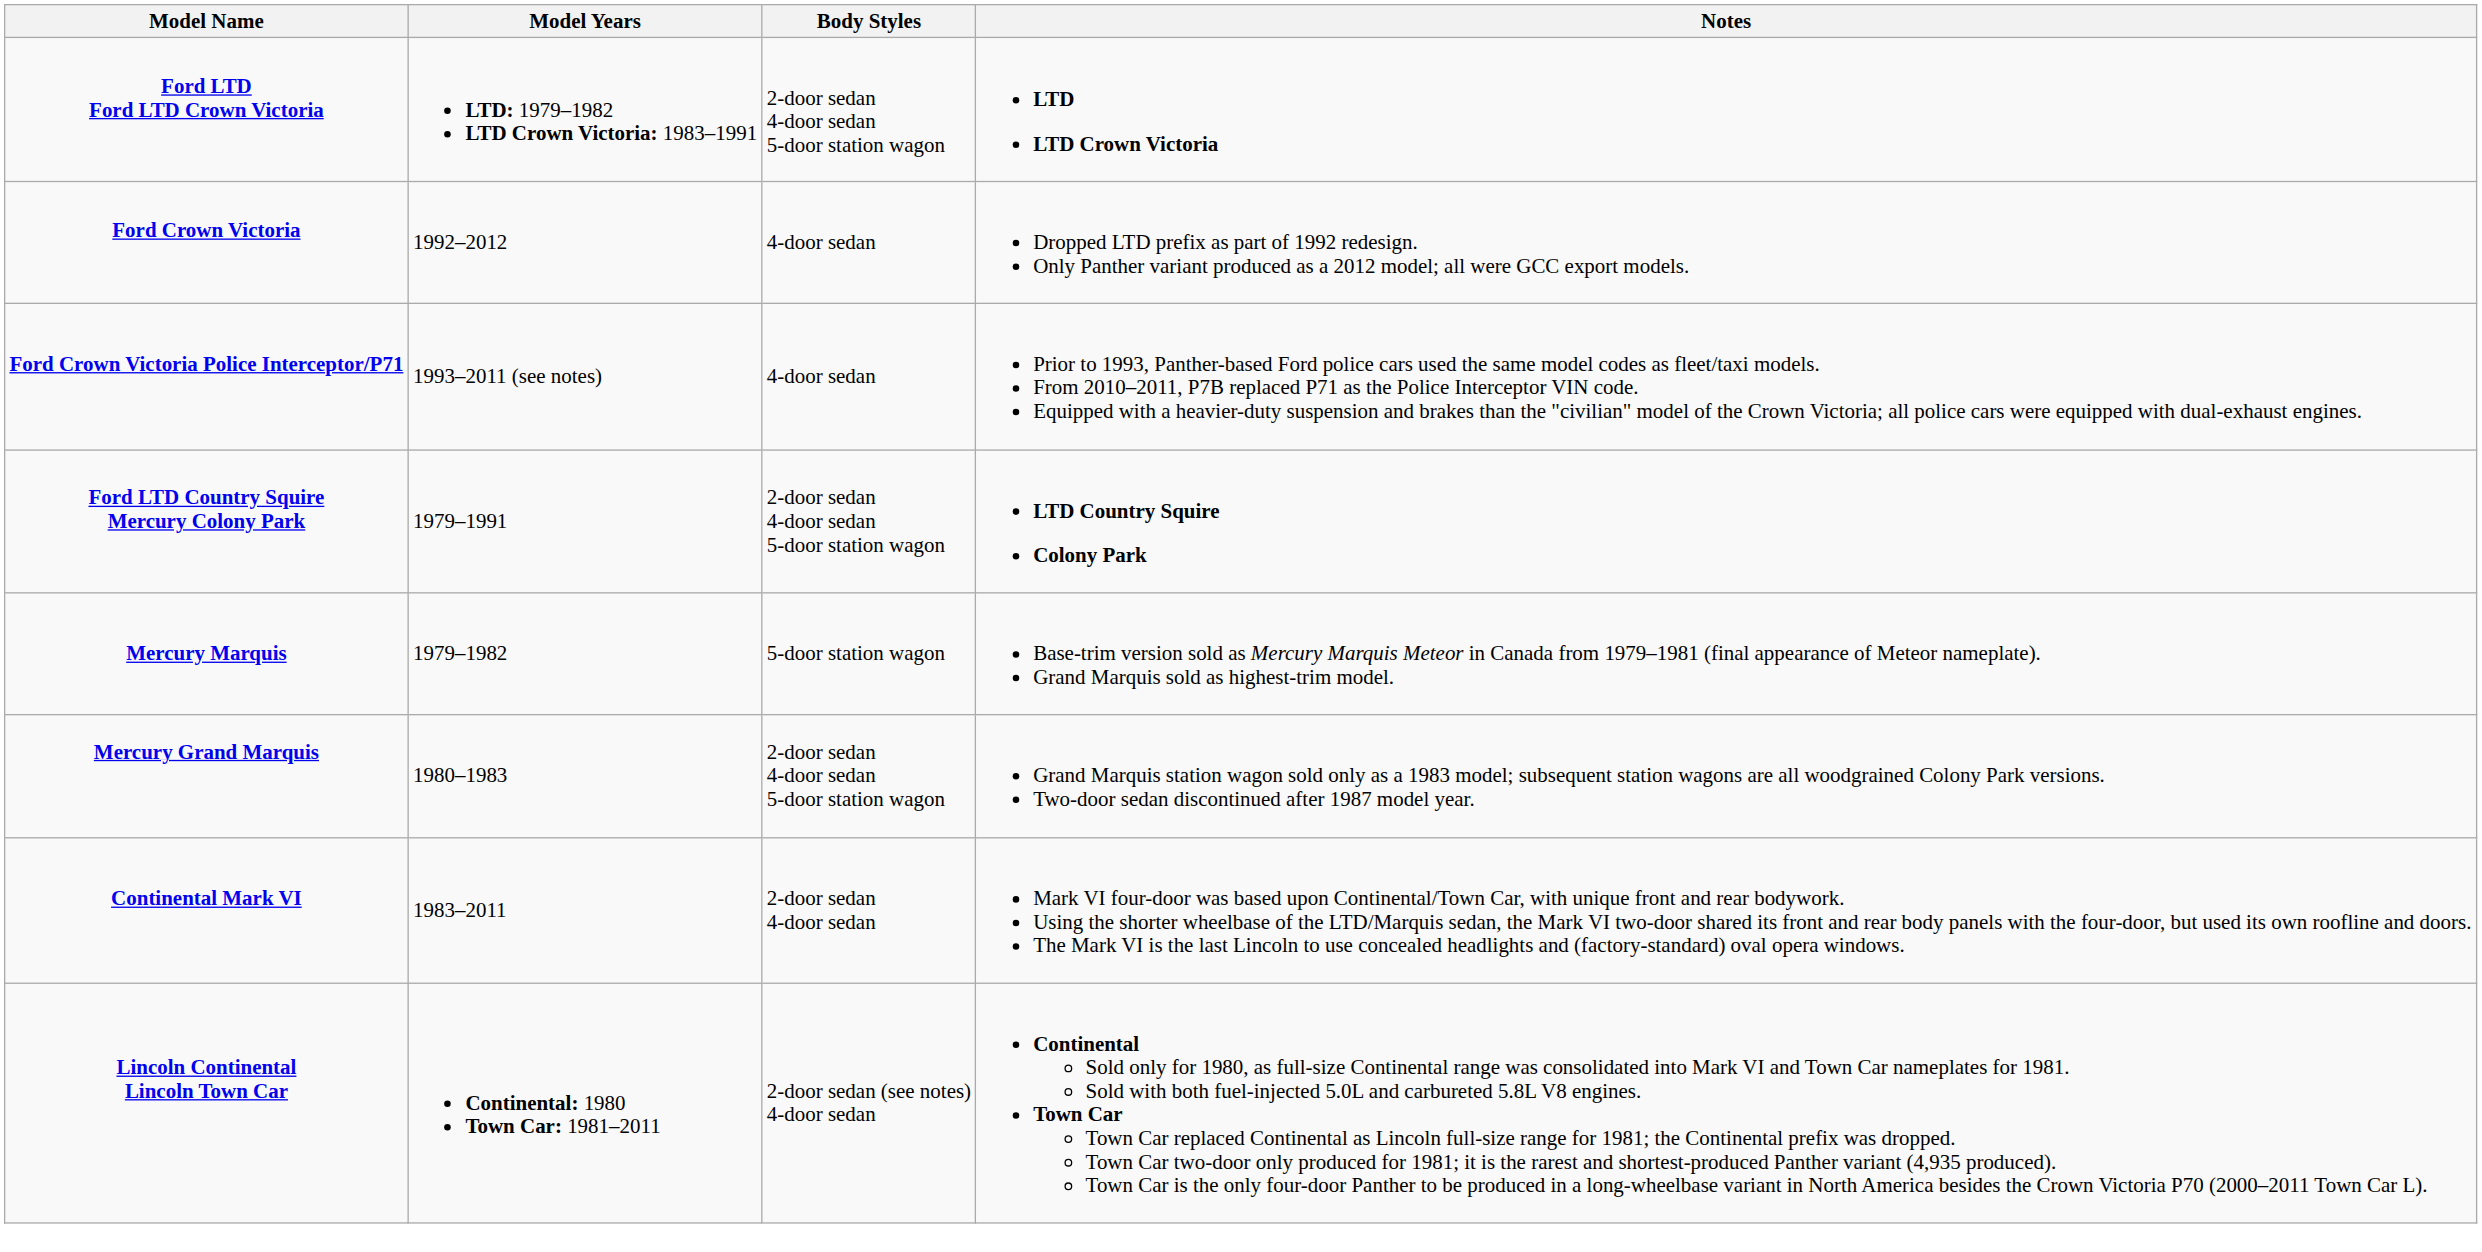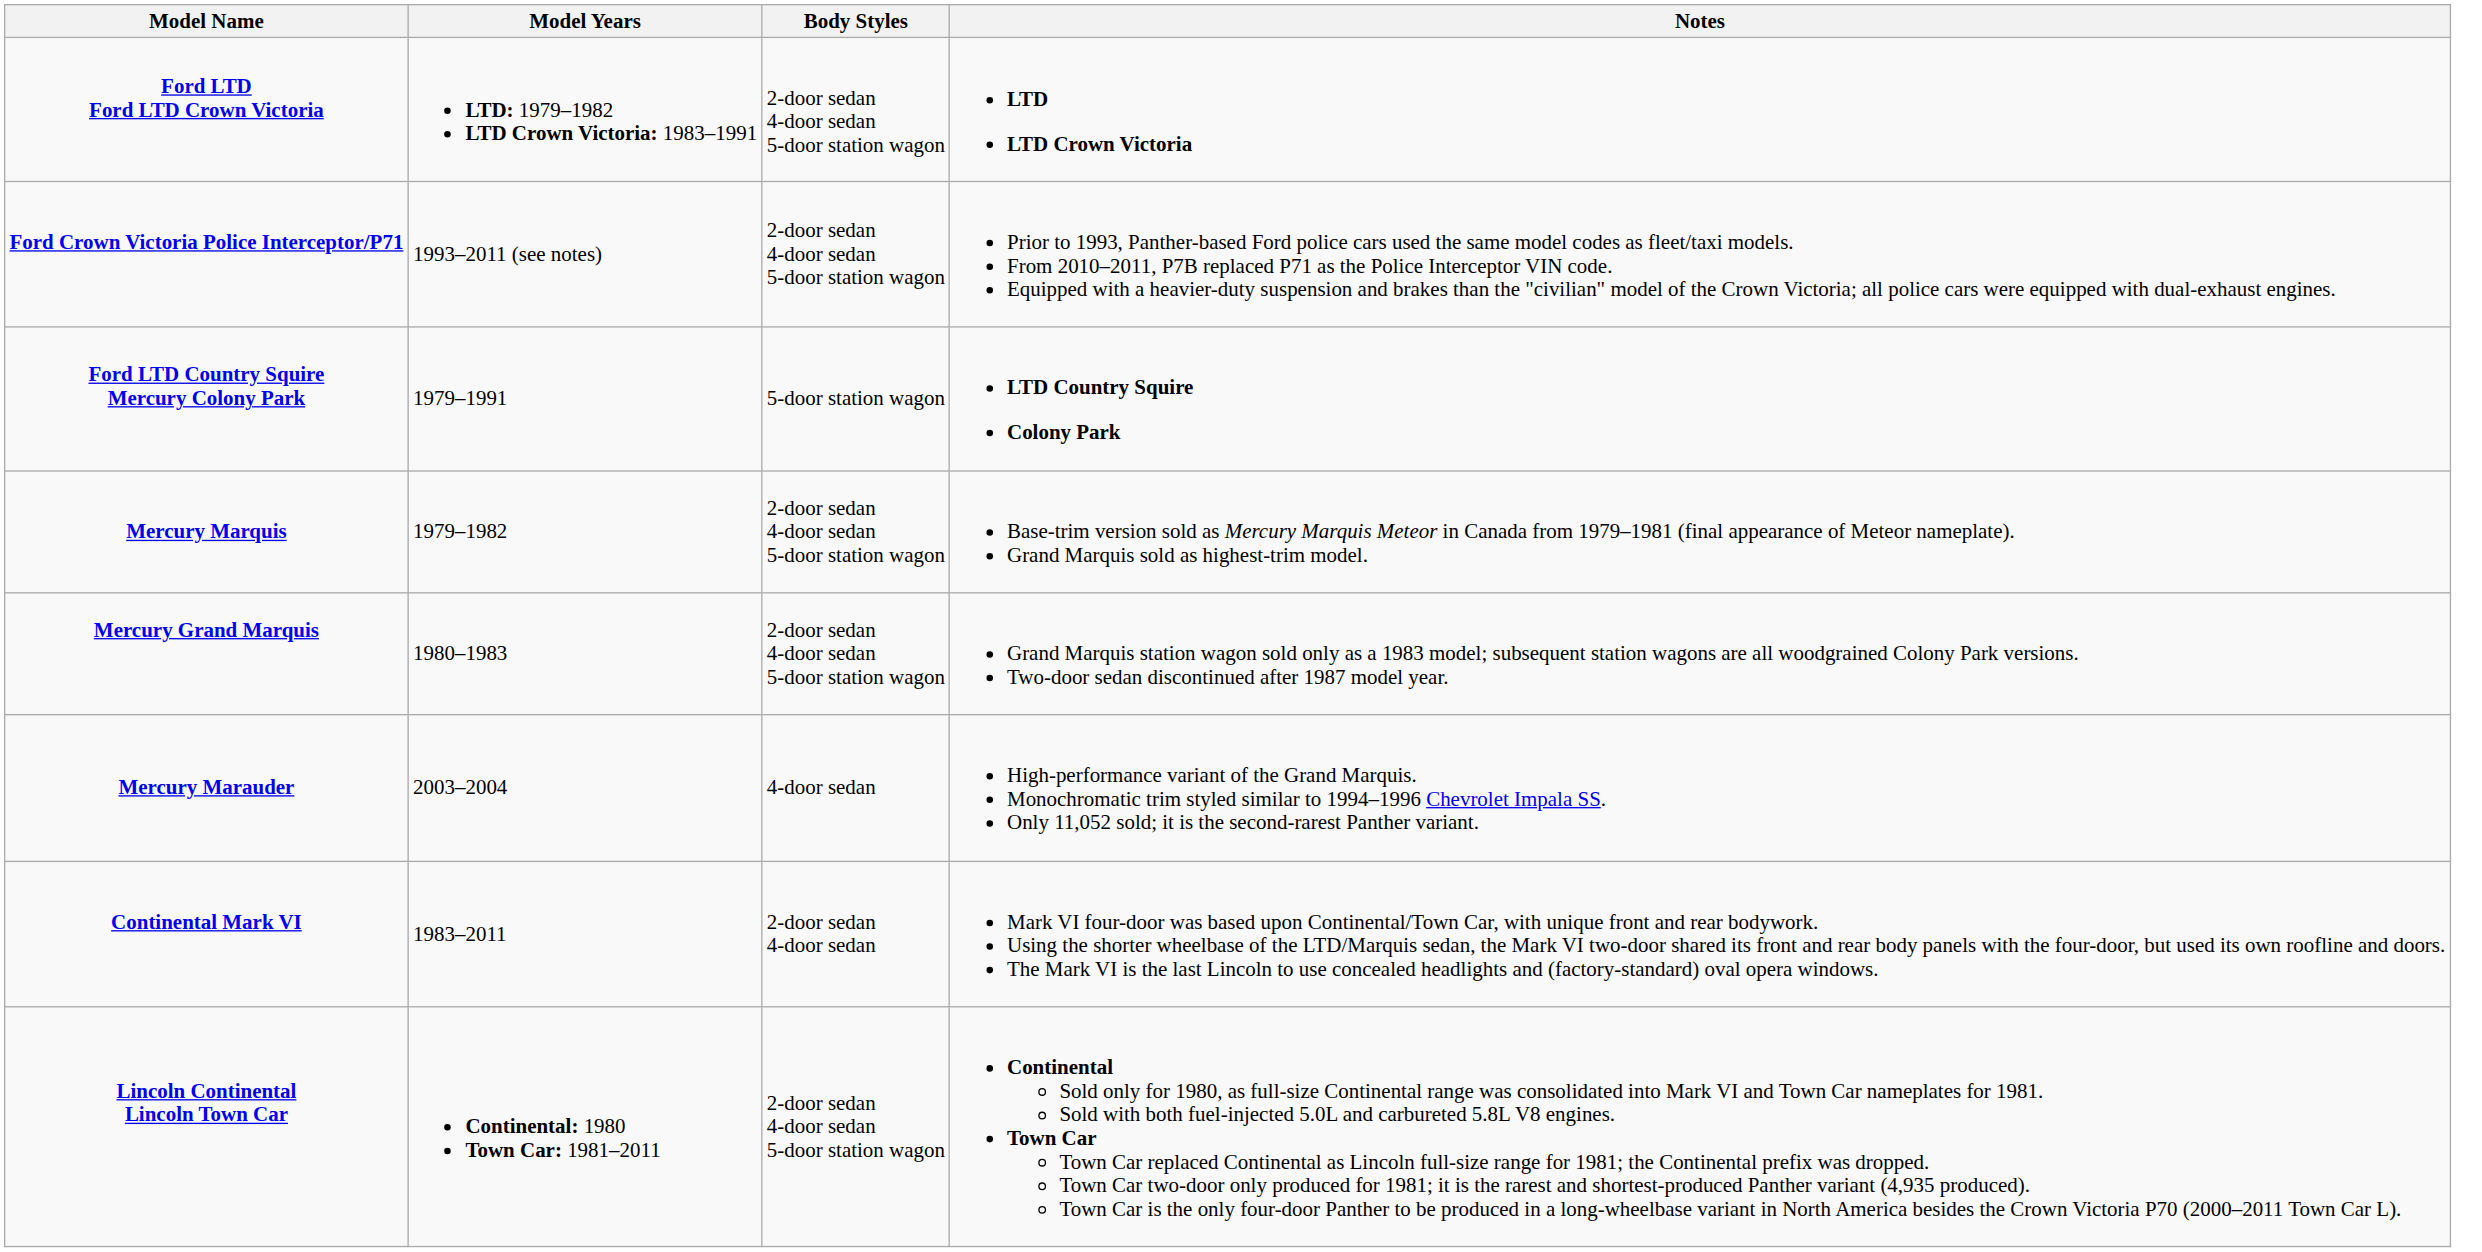- row: (206, 230)
(821, 376) 4-door sedan -> (856, 253) 2-door sedan 4-door sedan 5-door station wagon
(856, 520) 2-door sedan 4-door sedan 5-door station wagon -> (856, 398) 5-door station wagon
(856, 653) 5-door station wagon -> (856, 531) 2-door sedan 4-door sedan 5-door station wagon
+ row: (206, 787)
(869, 1103) 2-door sedan (see notes) 4-door sedan -> (856, 1126) 2-door sedan 4-door sedan 5-door station wagon
